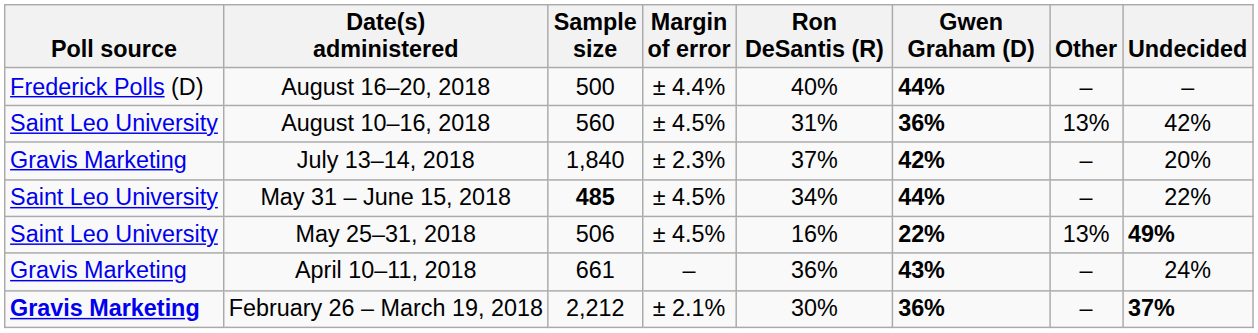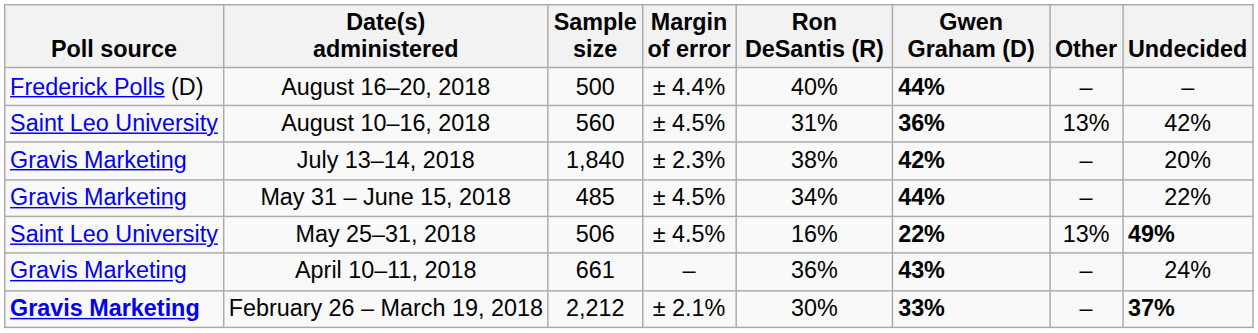(814, 160) 37% -> (814, 160) 38%
(114, 197) Saint Leo University -> (98, 197) Gravis Marketing
(595, 197) bold -> (595, 197) normal
(922, 308) 36% -> (922, 308) 33%
